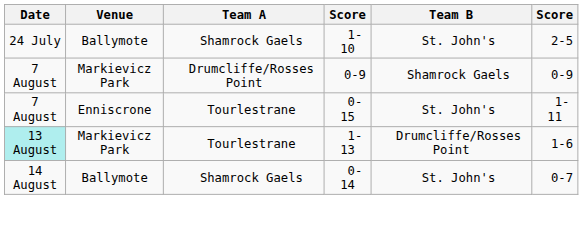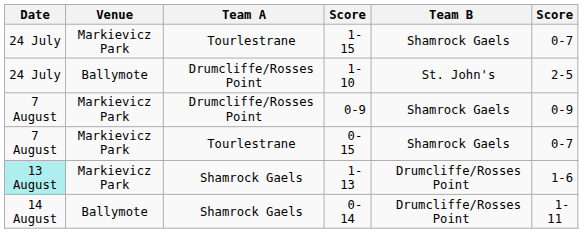+ row: (348, 41)
(244, 41) Shamrock Gaels -> (244, 75) Drumcliffe/Rosses Point
(115, 109) Enniscrone -> (115, 143) Markievicz Park
(451, 109) St. John's -> (451, 143) Shamrock Gaels
(555, 109) 1-11 -> (555, 143) 0-7
(244, 143) Tourlestrane -> (244, 177) Shamrock Gaels
(451, 177) St. John's -> (451, 211) Drumcliffe/Rosses Point
(555, 177) 0-7 -> (555, 211) 1-11
